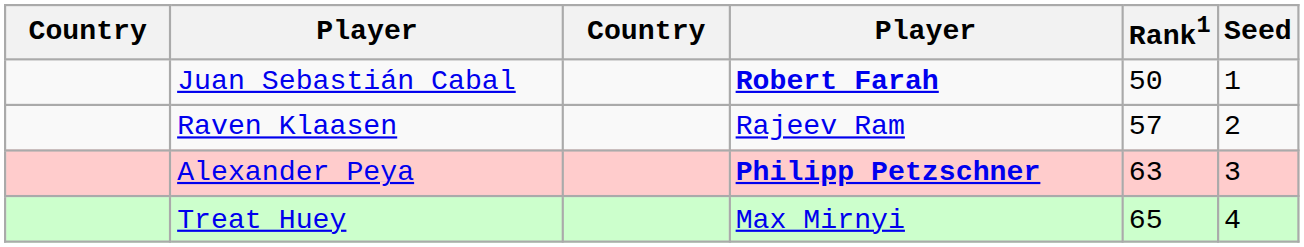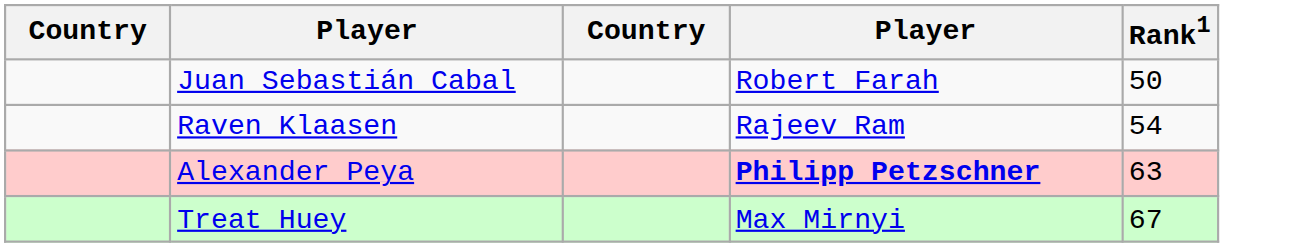- column: (1258, 32)
(837, 81) bold -> (837, 81) normal
(1146, 127) 57 -> (1146, 127) 54
(1146, 219) 65 -> (1146, 219) 67
